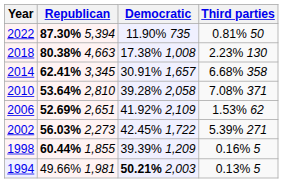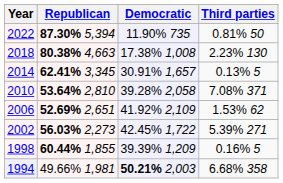(238, 72) 6.68% 358 -> (238, 72) 0.13% 5
(238, 168) 0.13% 5 -> (238, 168) 6.68% 358
